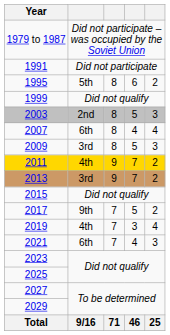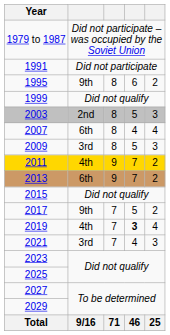(86, 83) 5th -> (86, 83) 9th
(86, 179) 3rd -> (86, 179) 6th
(135, 227) normal -> (135, 227) bold
(86, 242) 6th -> (86, 242) 3rd
